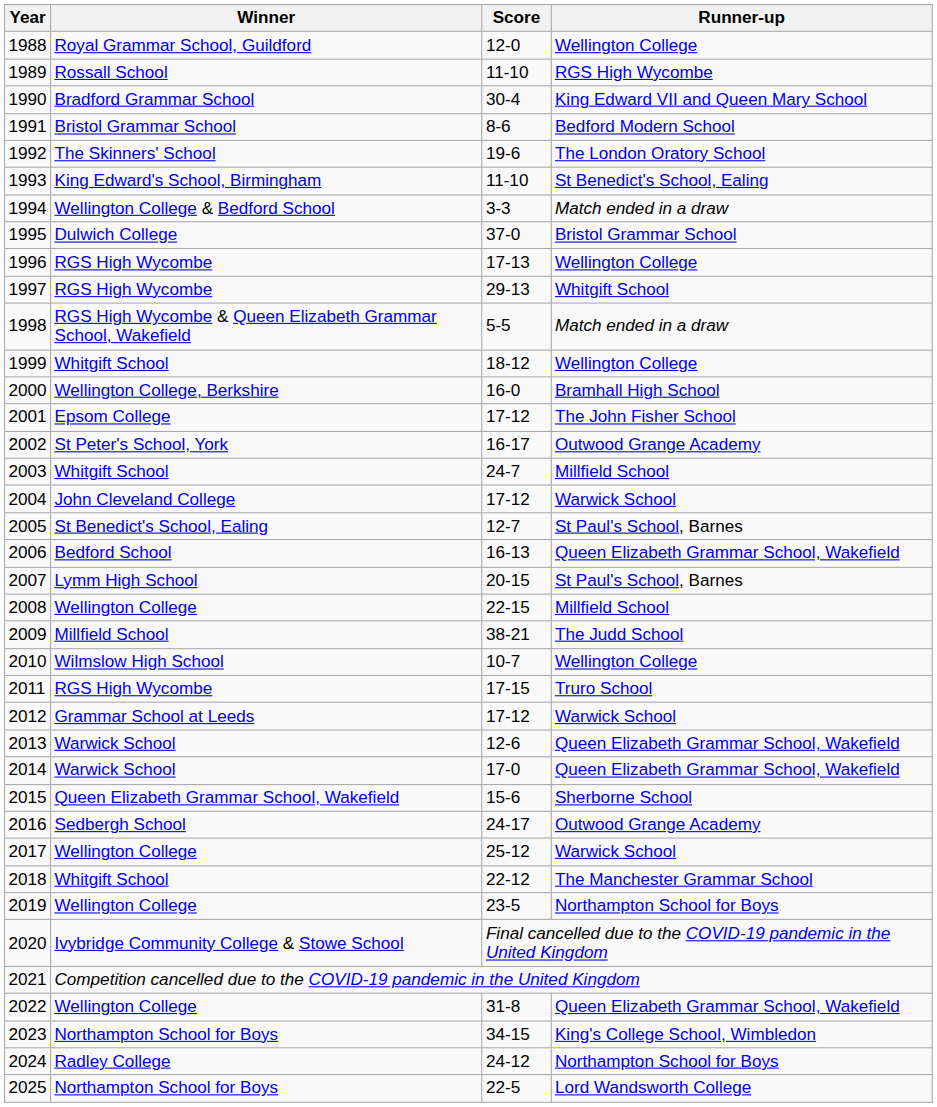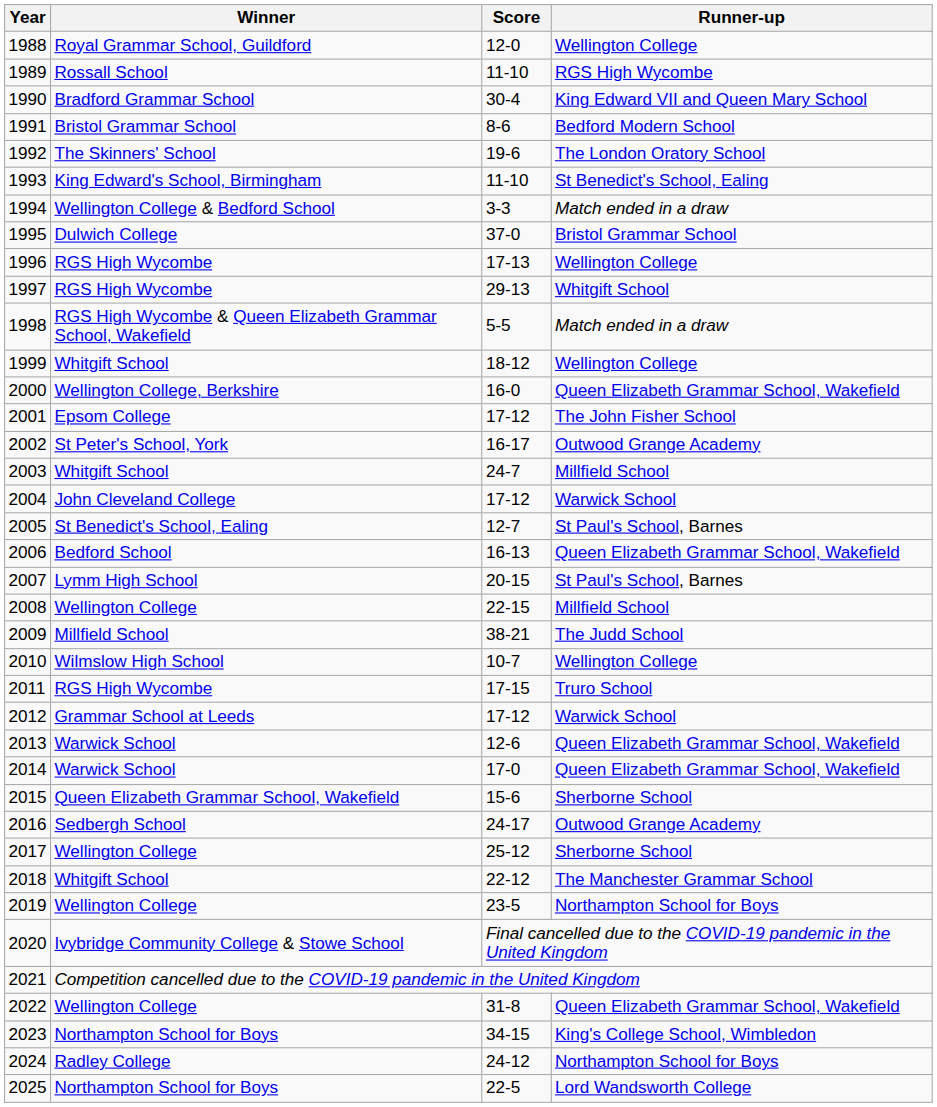(637, 390) Bramhall High School -> (727, 390) Queen Elizabeth Grammar School, Wakefield
(616, 851) Warwick School -> (623, 851) Sherborne School
